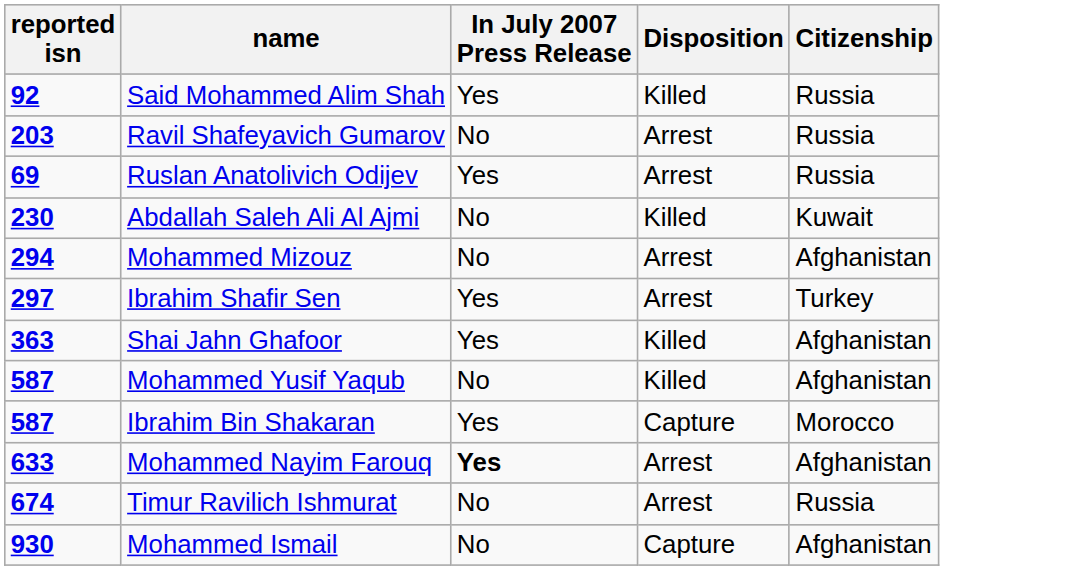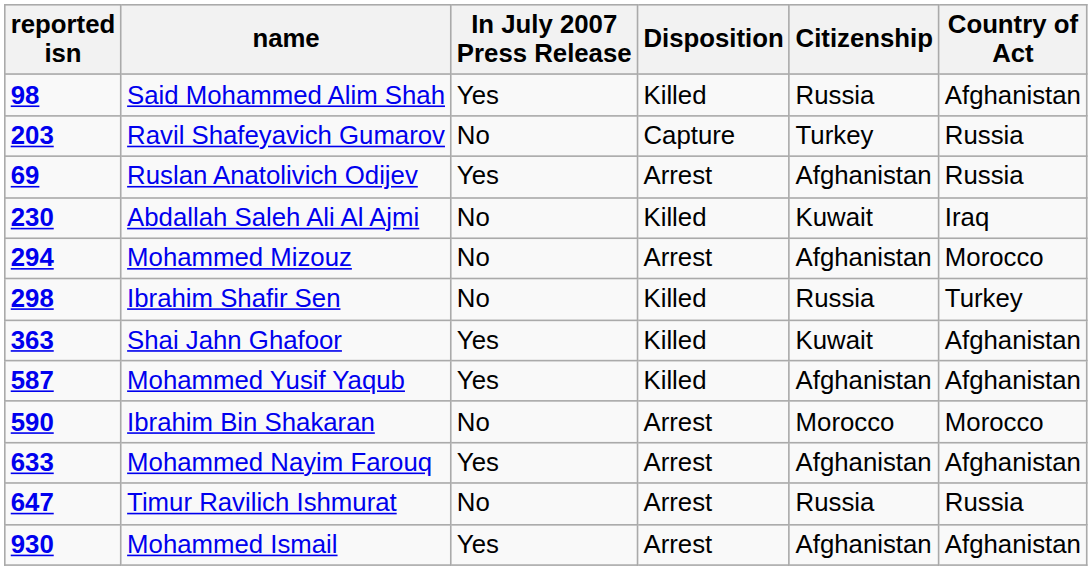+ column: (1013, 39)
(25, 94) 92 -> (25, 94) 98
(678, 135) Arrest -> (689, 135) Capture
(835, 135) Russia -> (834, 135) Turkey
(835, 176) Russia -> (864, 176) Afghanistan
(32, 299) 297 -> (32, 299) 298
(478, 299) Yes -> (473, 299) No
(678, 299) Arrest -> (675, 299) Killed
(834, 299) Turkey -> (835, 299) Russia
(864, 339) Afghanistan -> (834, 339) Kuwait
(473, 380) No -> (478, 380) Yes
(32, 421) 587 -> (32, 421) 590
(478, 421) Yes -> (473, 421) No
(689, 421) Capture -> (678, 421) Arrest
(479, 462) bold -> (478, 462) normal
(32, 503) 674 -> (32, 503) 647
(473, 544) No -> (478, 544) Yes
(689, 544) Capture -> (678, 544) Arrest
